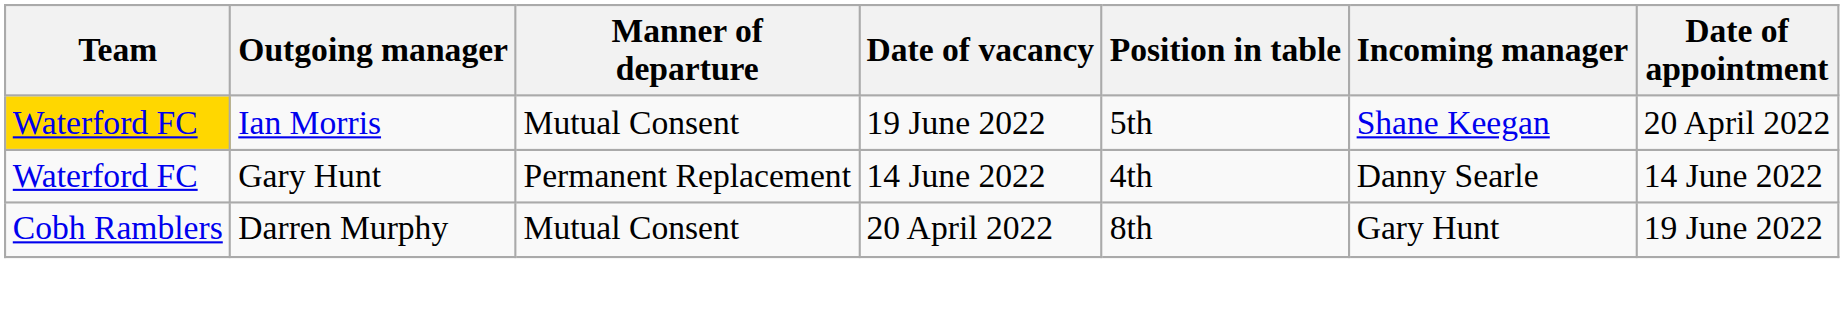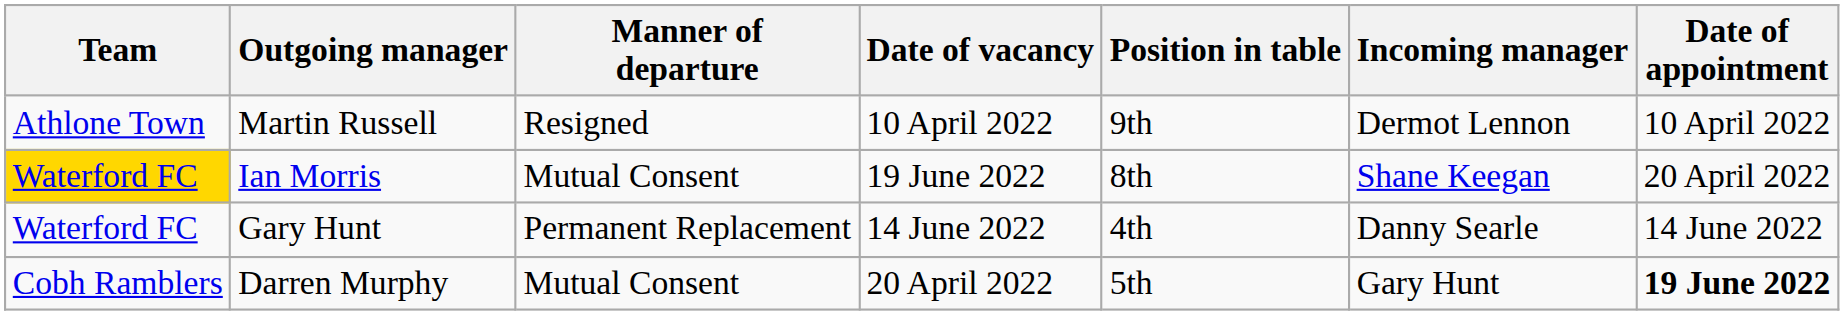+ row: (338, 122)
(1131, 122) 5th -> (1131, 175) 8th
(1131, 228) 8th -> (1131, 282) 5th
(1733, 228) normal -> (1737, 282) bold
